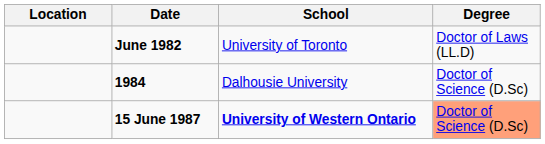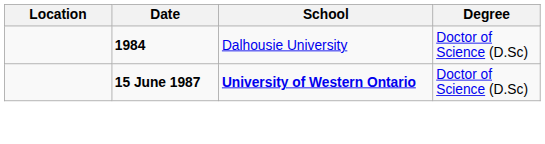- row: (148, 44)
(482, 119) lightsalmon background -> (482, 82) no background
